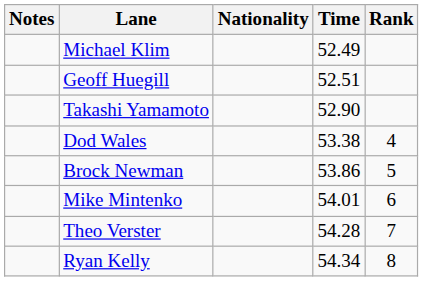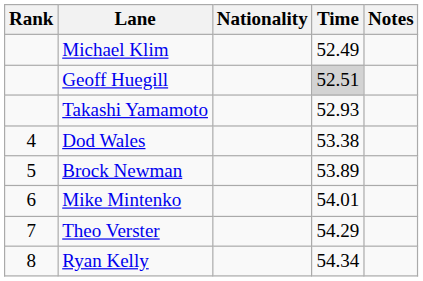columns swapped: (391, 19) <-> (32, 19)
(339, 79) no background -> (338, 79) lightgrey background
(339, 110) 52.90 -> (338, 110) 52.93
(339, 170) 53.86 -> (338, 170) 53.89
(339, 230) 54.28 -> (338, 230) 54.29
